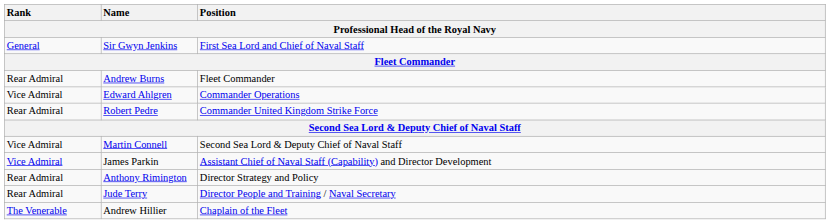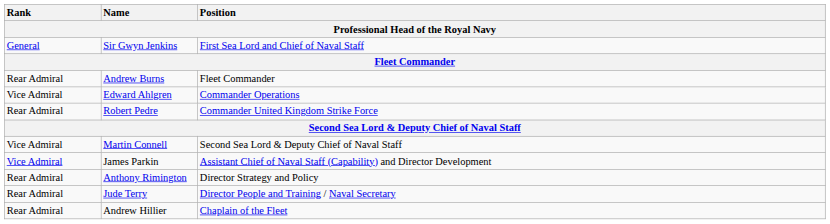(37, 210) The Venerable -> (35, 210) Rear Admiral
